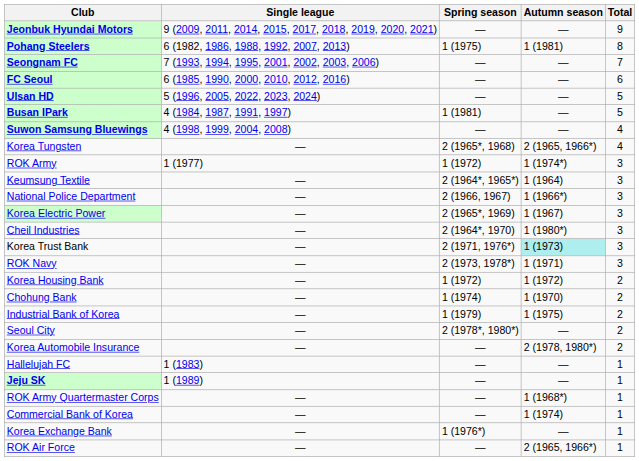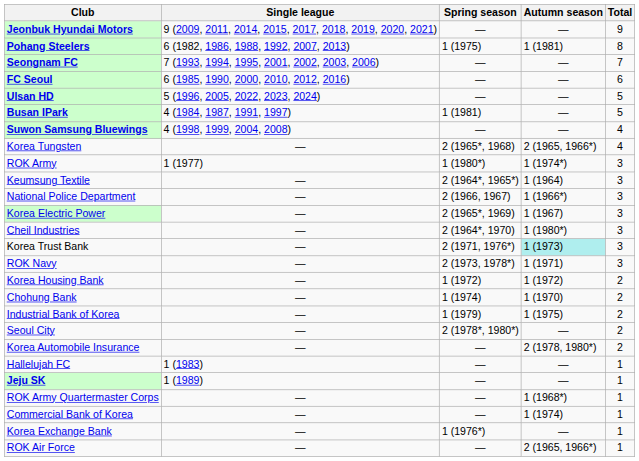(462, 163) 1 (1972) -> (464, 163) 1 (1980*)
